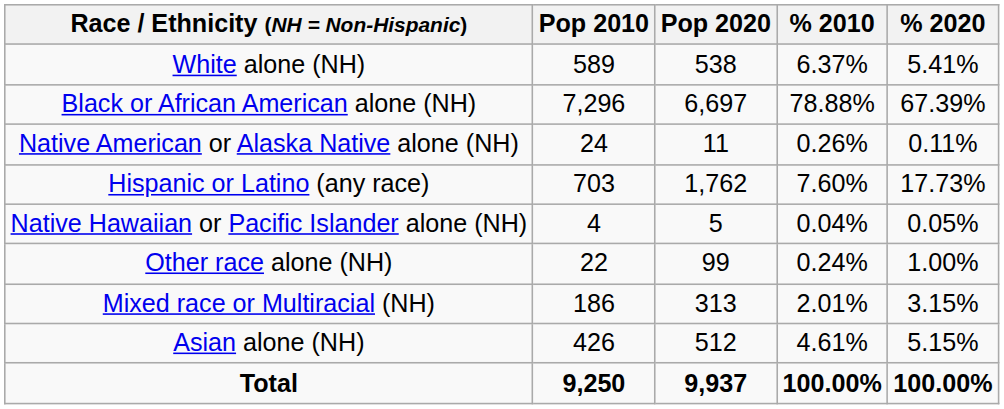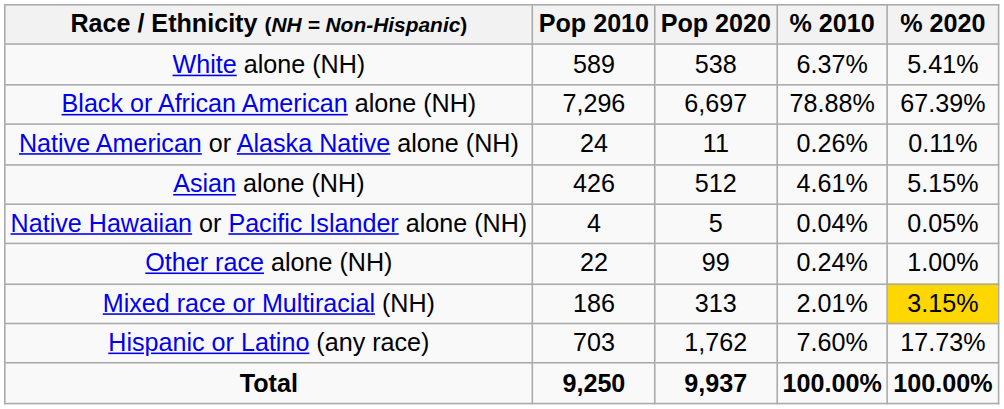rows swapped: (269, 343) <-> (269, 183)
(943, 303) no background -> (943, 303) gold background
